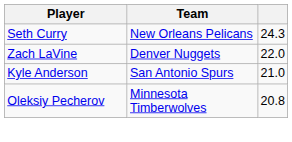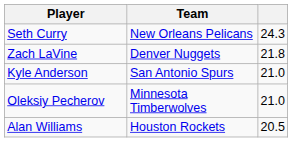(273, 53) 22.0 -> (273, 53) 21.8
(273, 100) 20.8 -> (273, 100) 21.0
+ row: (45, 127)
